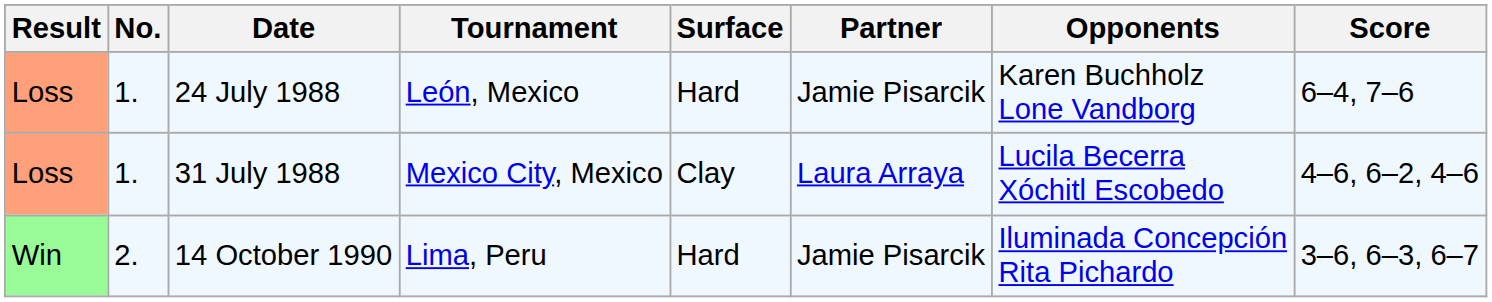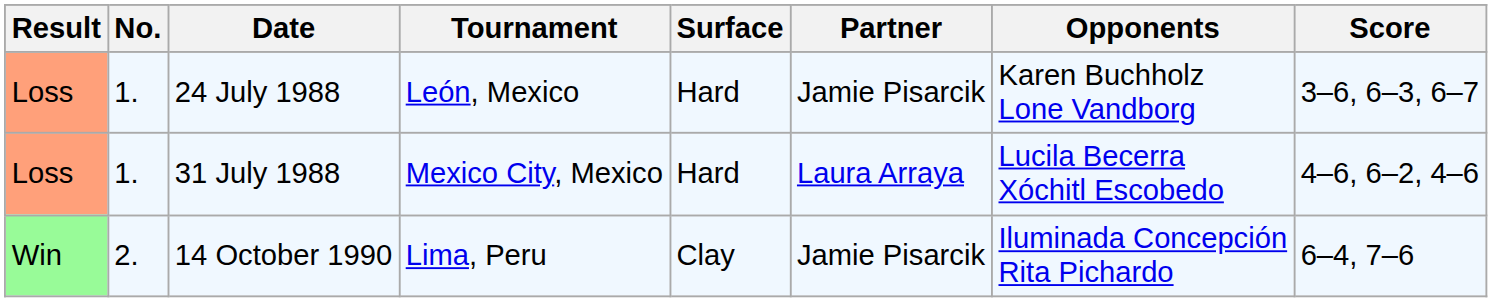(1357, 91) 6–4, 7–6 -> (1390, 91) 3–6, 6–3, 6–7
(706, 173) Clay -> (708, 173) Hard
(708, 254) Hard -> (706, 254) Clay
(1390, 254) 3–6, 6–3, 6–7 -> (1357, 254) 6–4, 7–6
